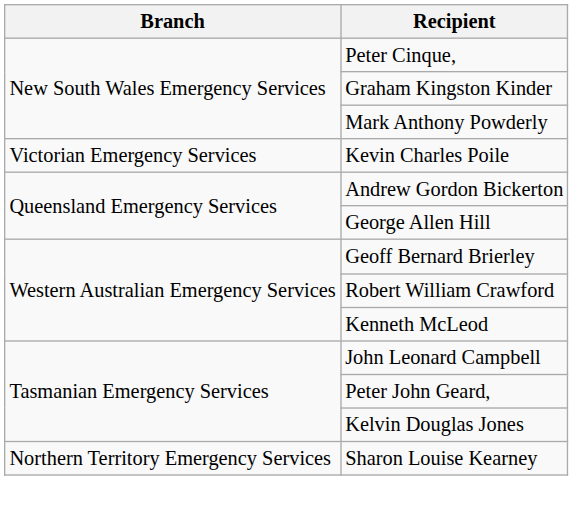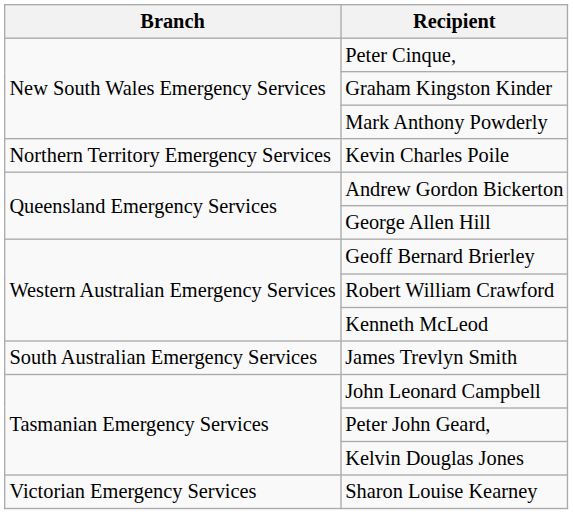(133, 155) Victorian Emergency Services -> (170, 155) Northern Territory Emergency Services
+ row: (431, 357)
(170, 458) Northern Territory Emergency Services -> (133, 491) Victorian Emergency Services
